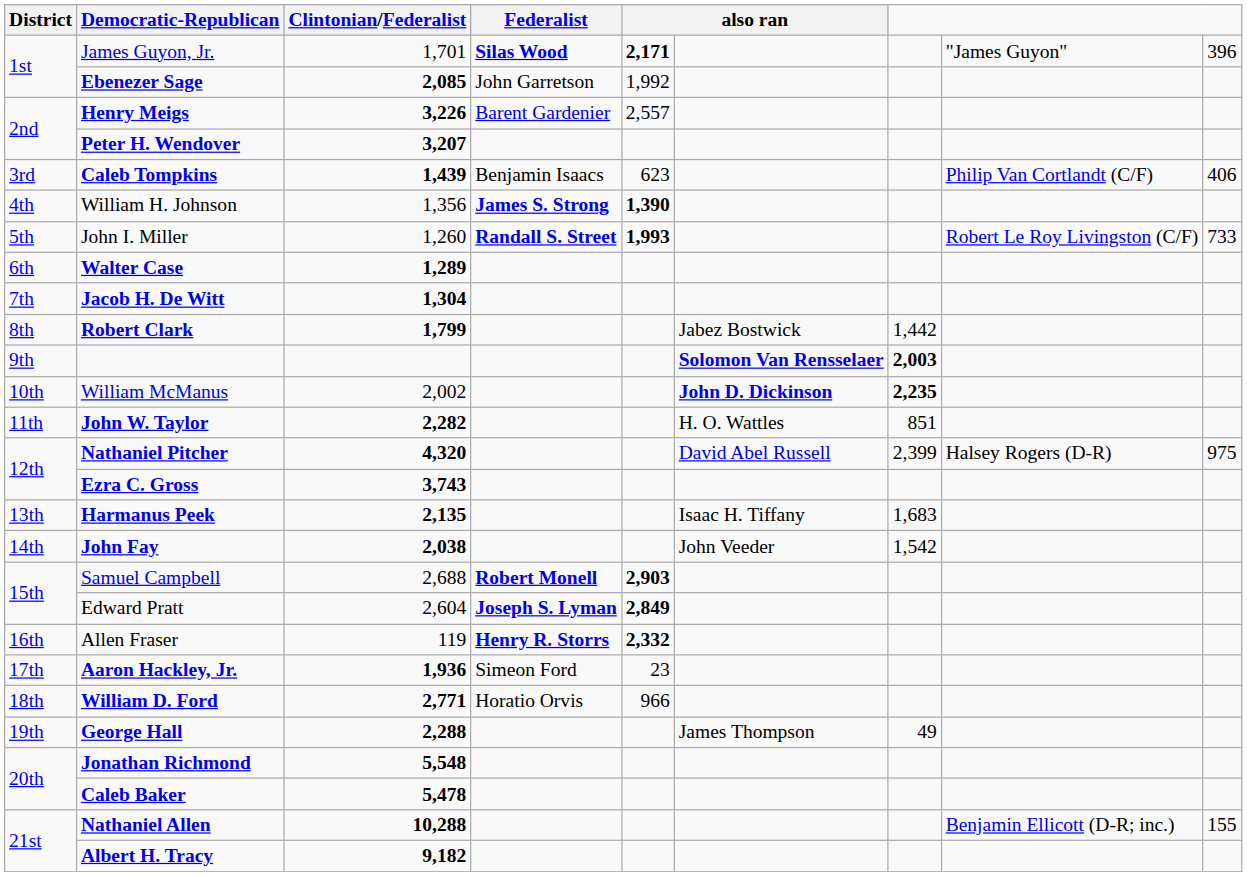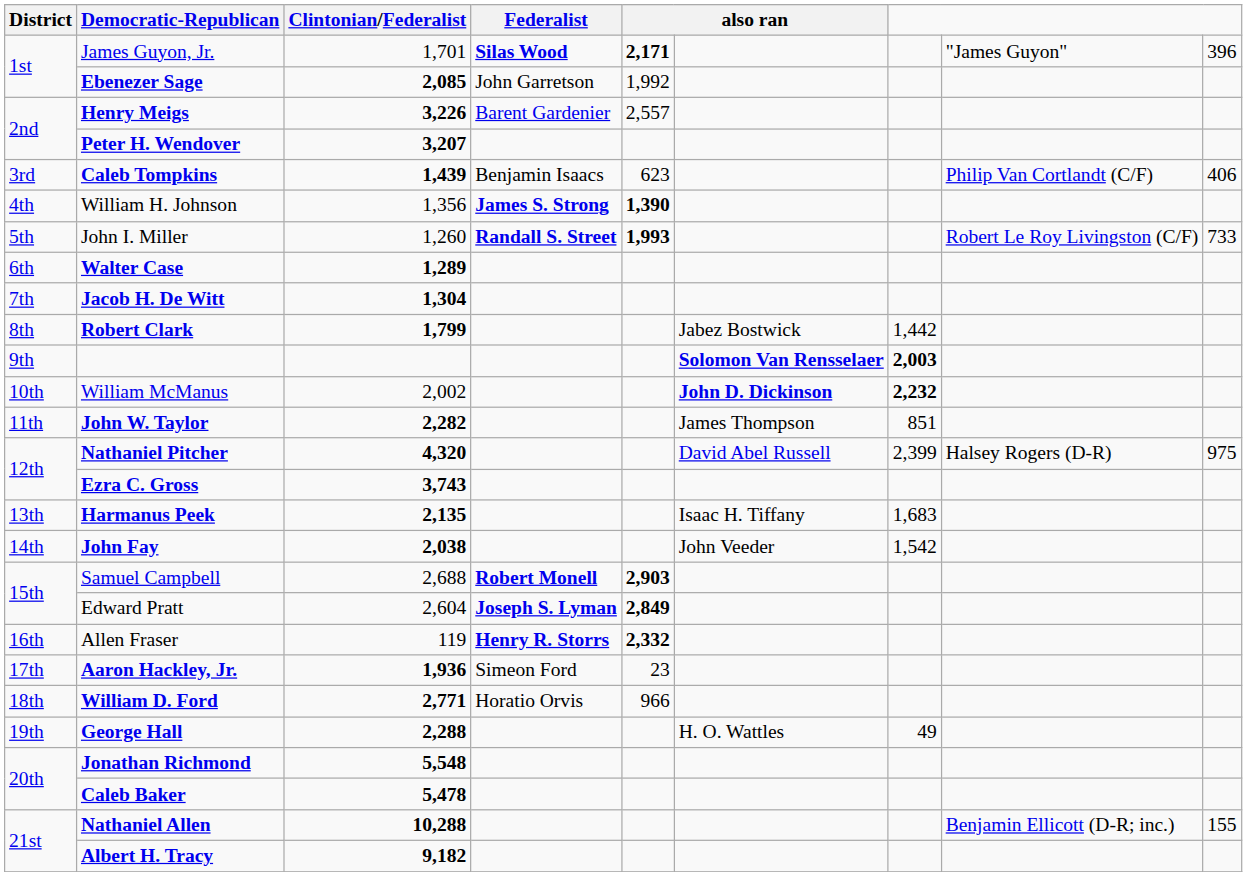(915, 391) 2,235 -> (915, 391) 2,232
(731, 422) H. O. Wattles -> (747, 422) James Thompson
(747, 732) James Thompson -> (731, 732) H. O. Wattles
